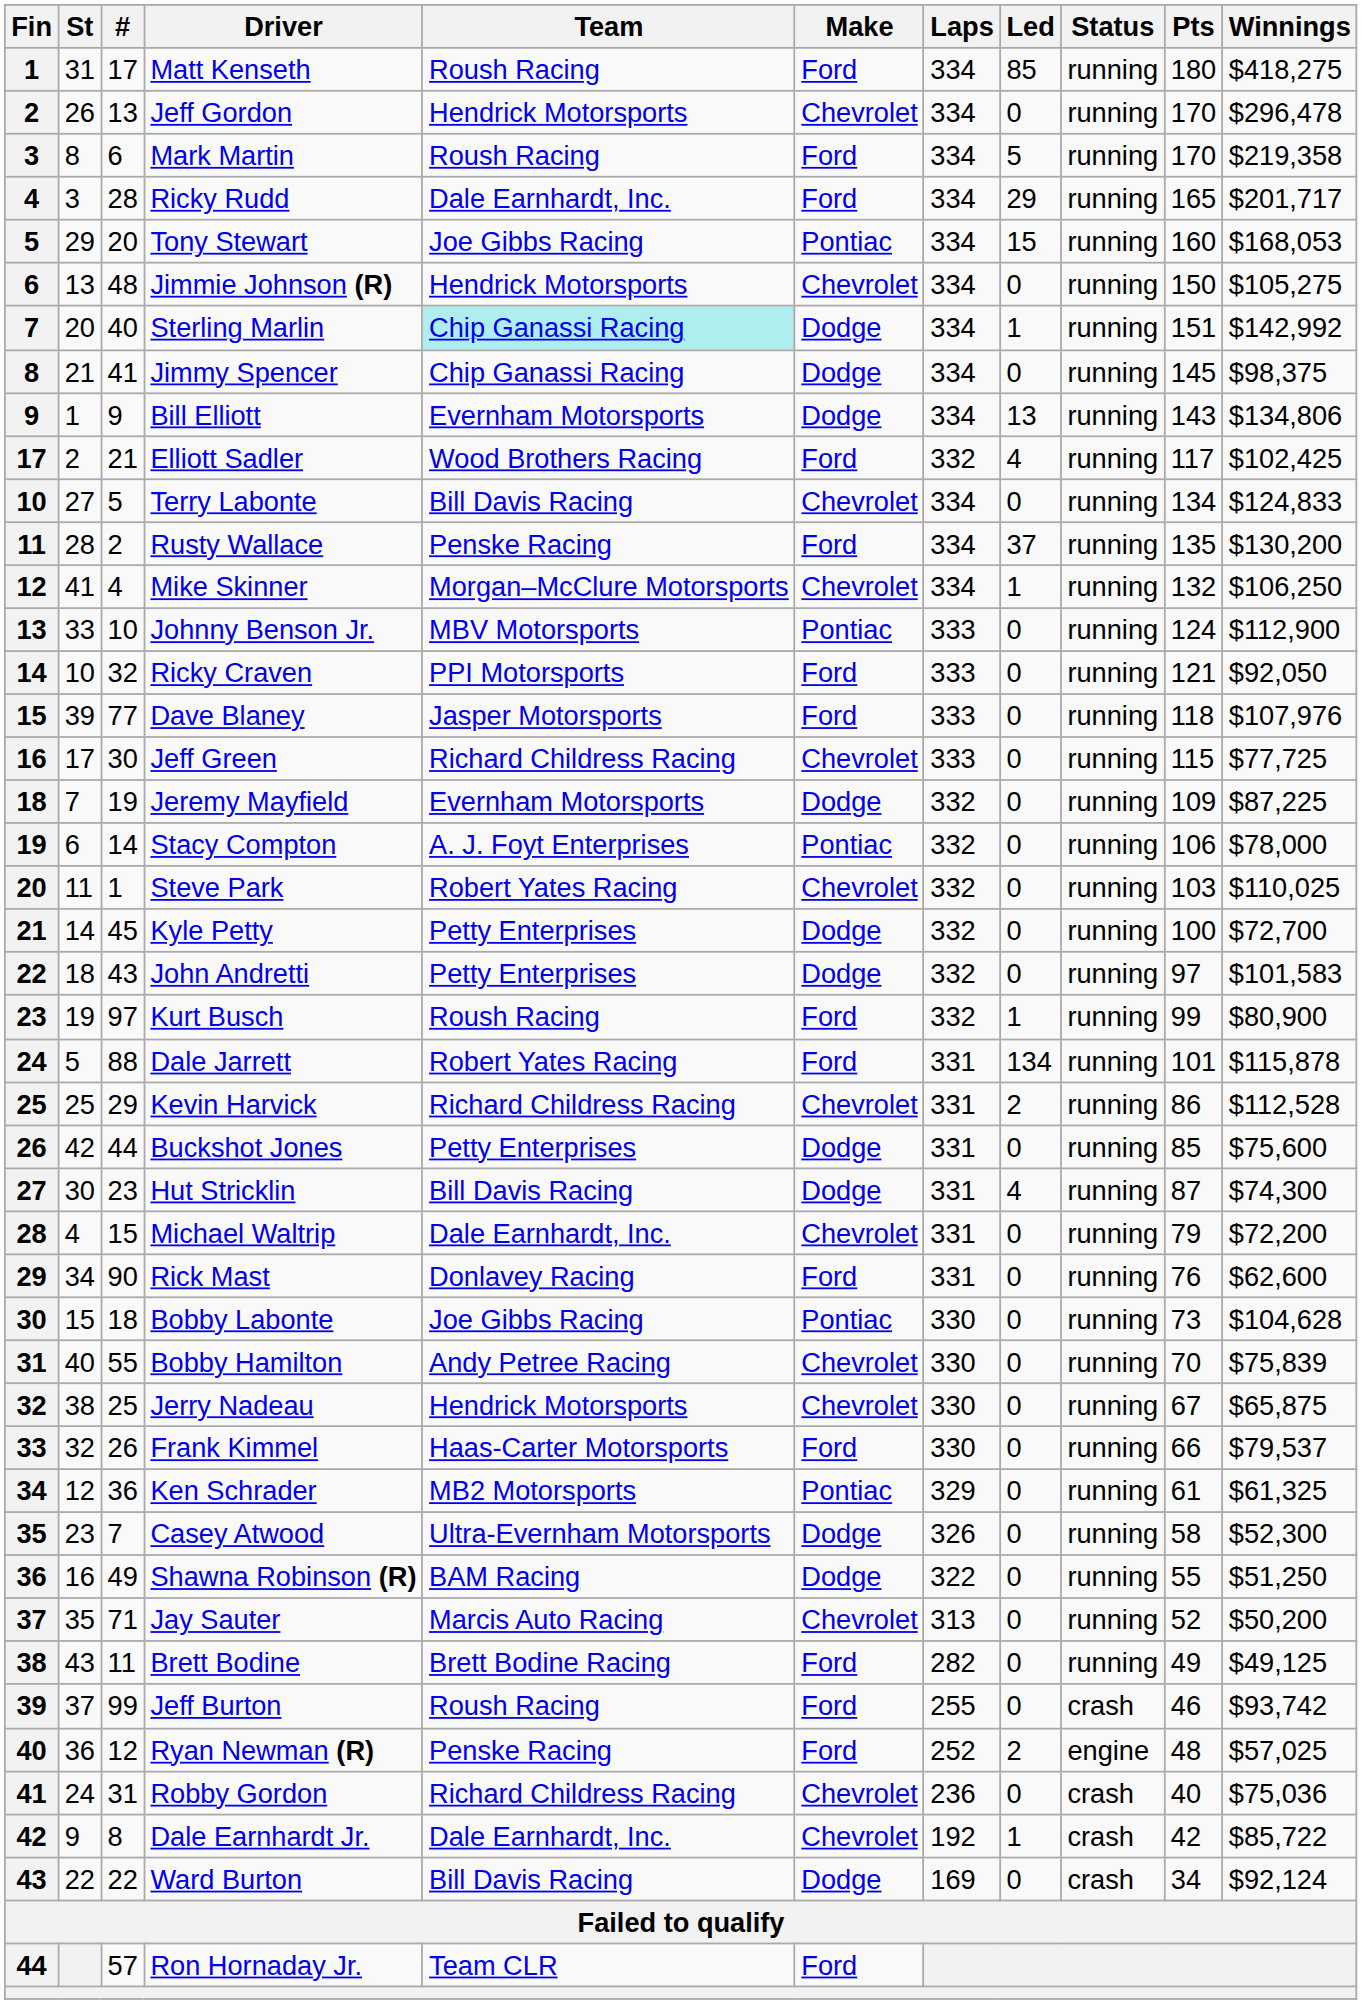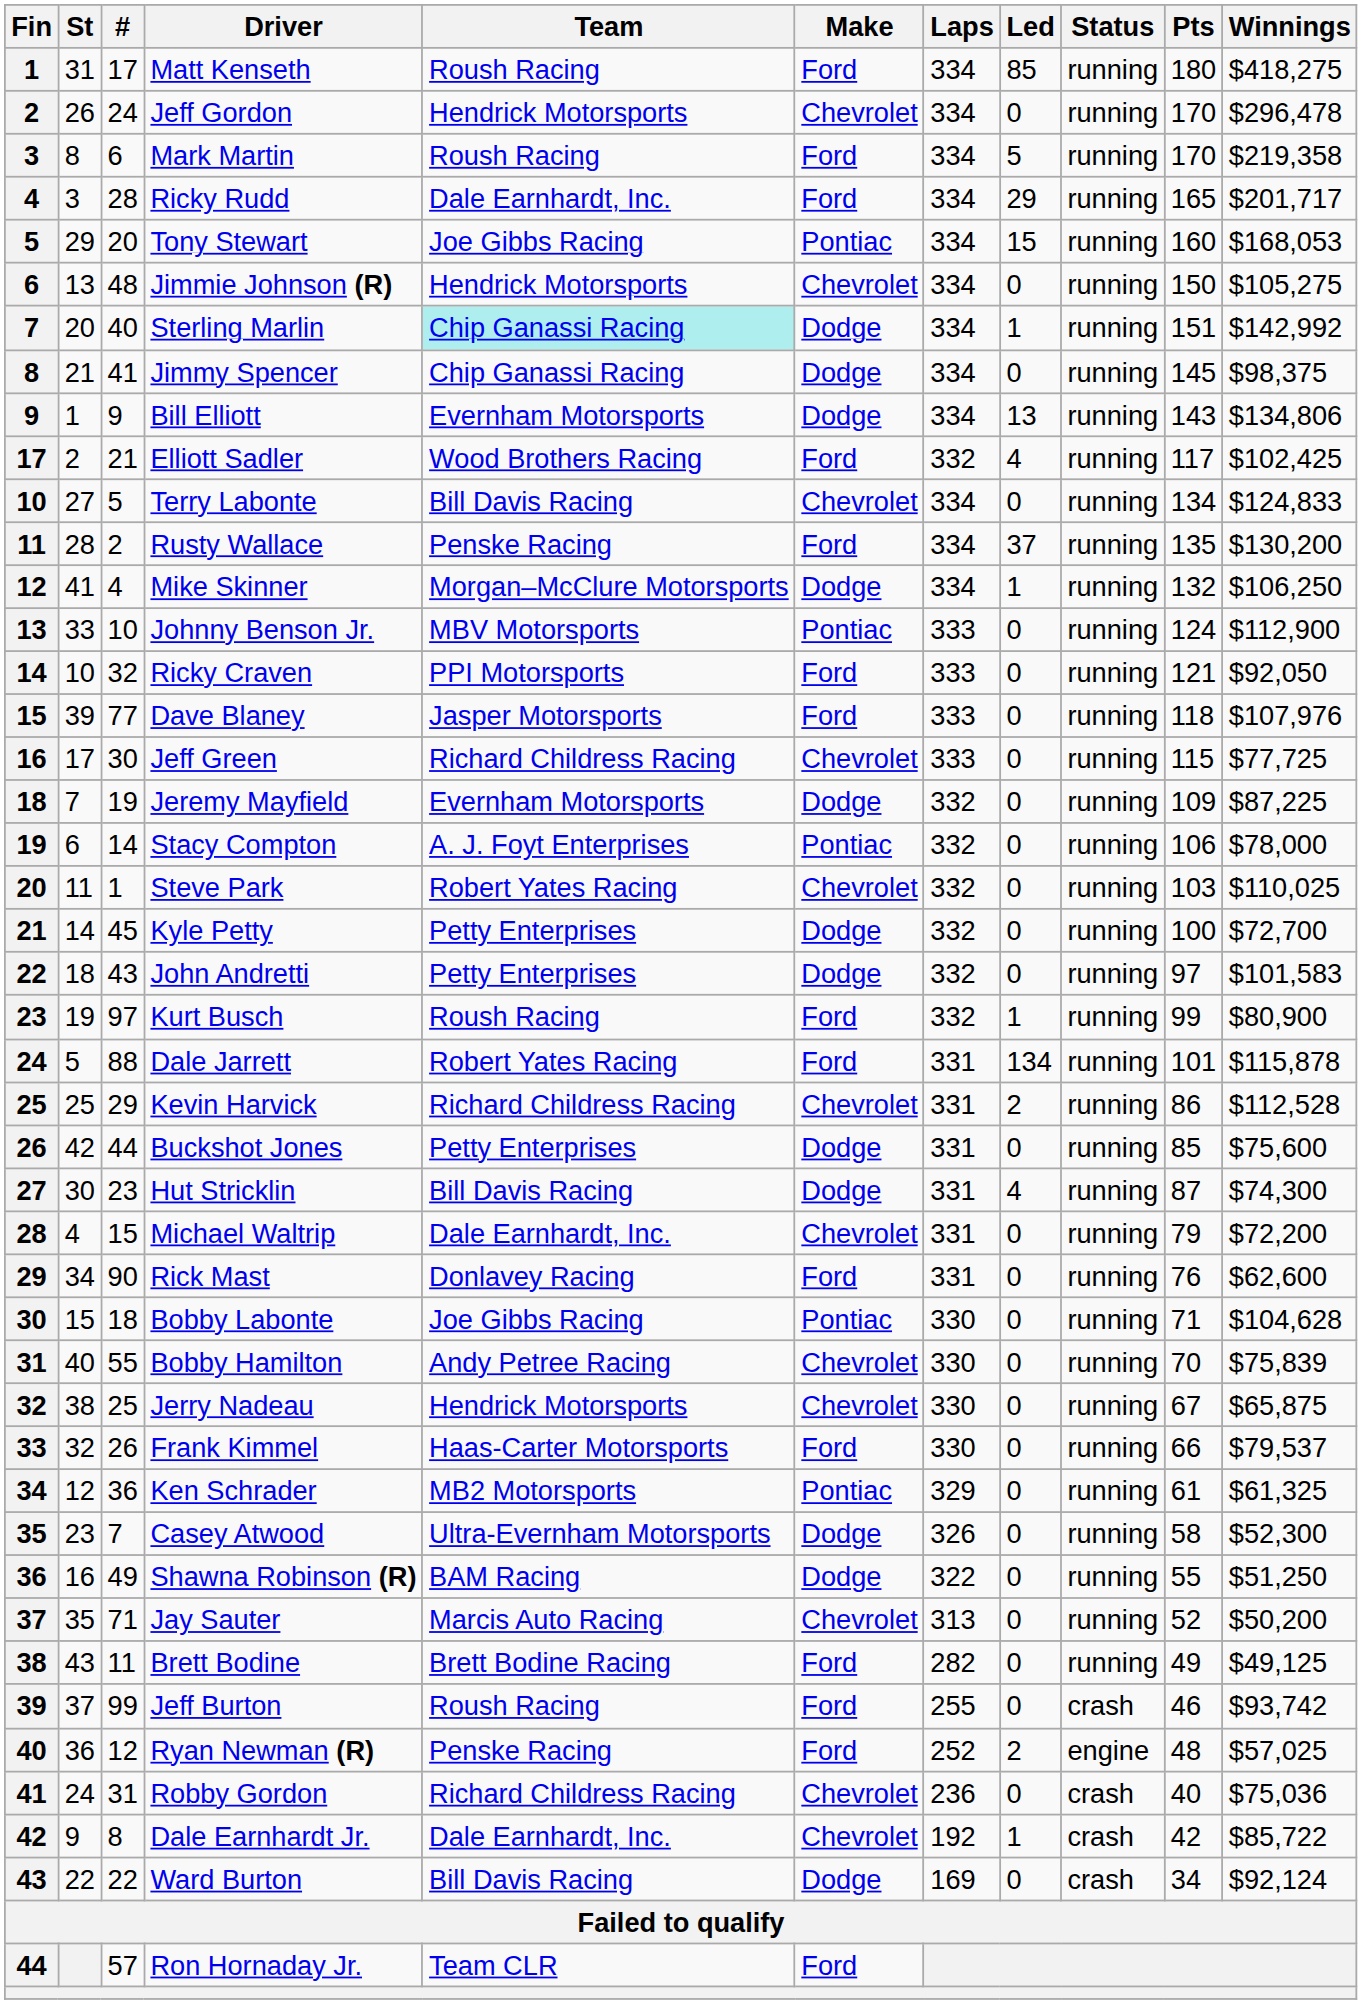(123, 113) 13 -> (123, 113) 24
(860, 587) Chevrolet -> (841, 587) Dodge
(1186, 1319) 73 -> (1186, 1319) 71
